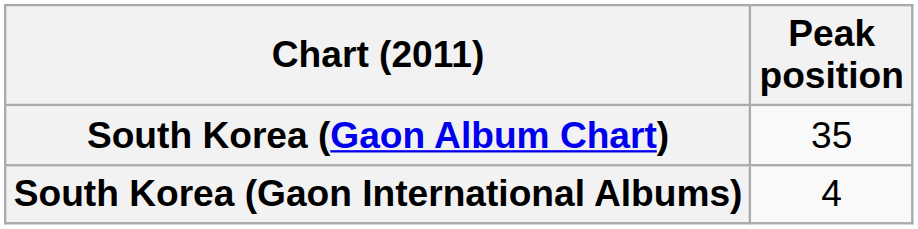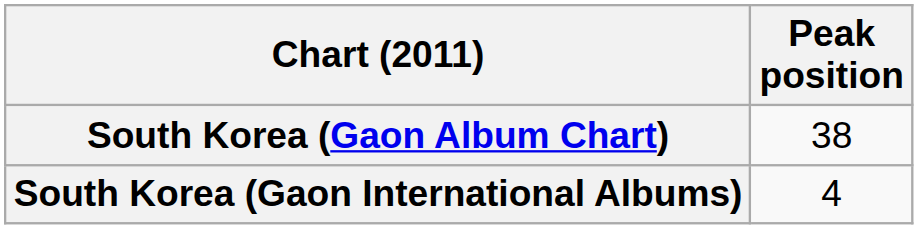(832, 134) 35 -> (832, 134) 38
